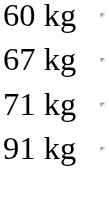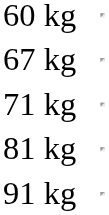+ row: (40, 148)
